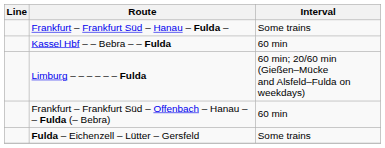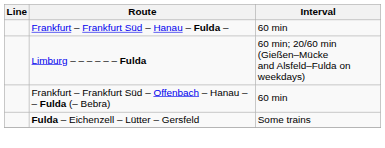(284, 28) Some trains -> (273, 28) 60 min
- row: (101, 43)
